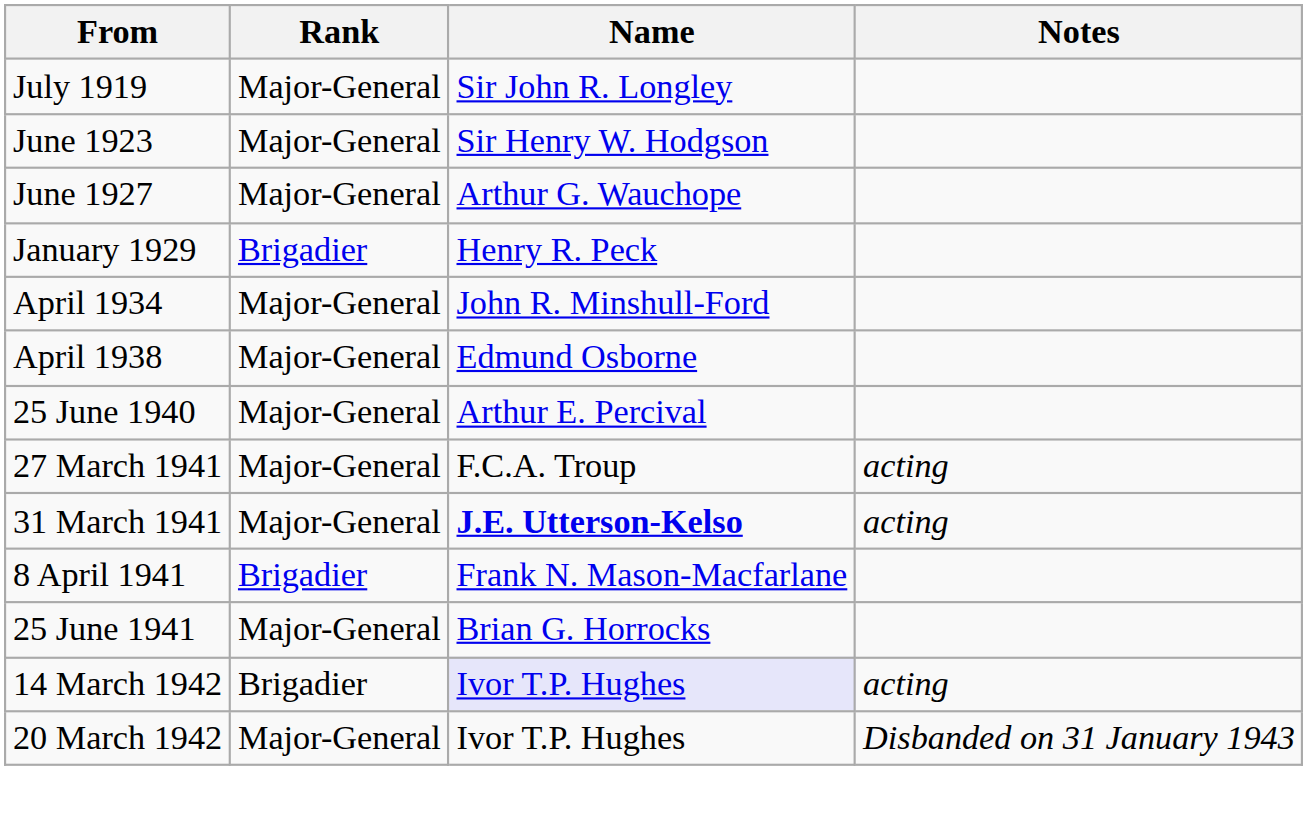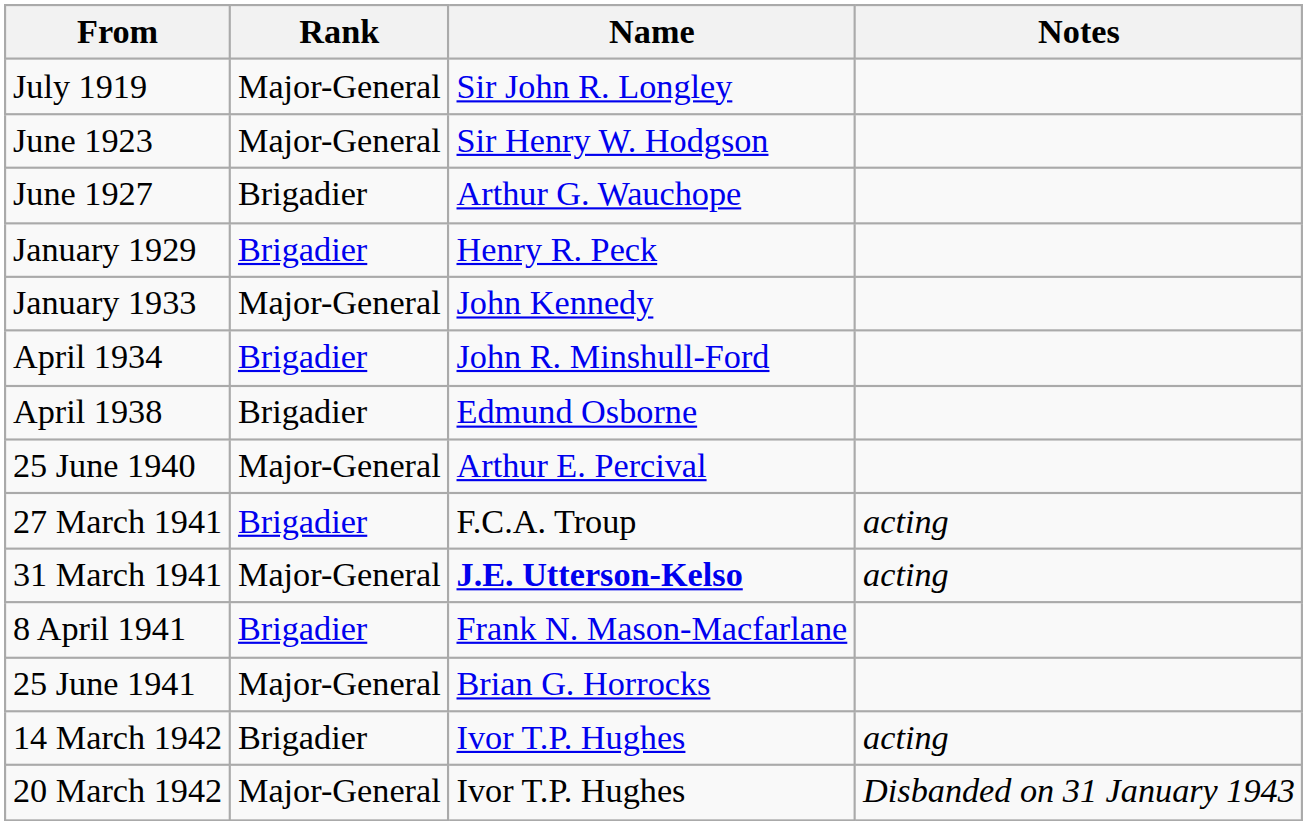(339, 194) Major-General -> (303, 194) Brigadier
+ row: (105, 303)
(339, 303) Major-General -> (303, 357) Brigadier
(339, 357) Major-General -> (303, 411) Brigadier
(339, 466) Major-General -> (303, 520) Brigadier
(571, 683) lavender background -> (571, 737) no background
